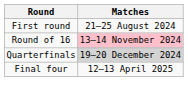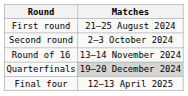+ row: (41, 40)
(130, 40) pink background -> (130, 55) no background
